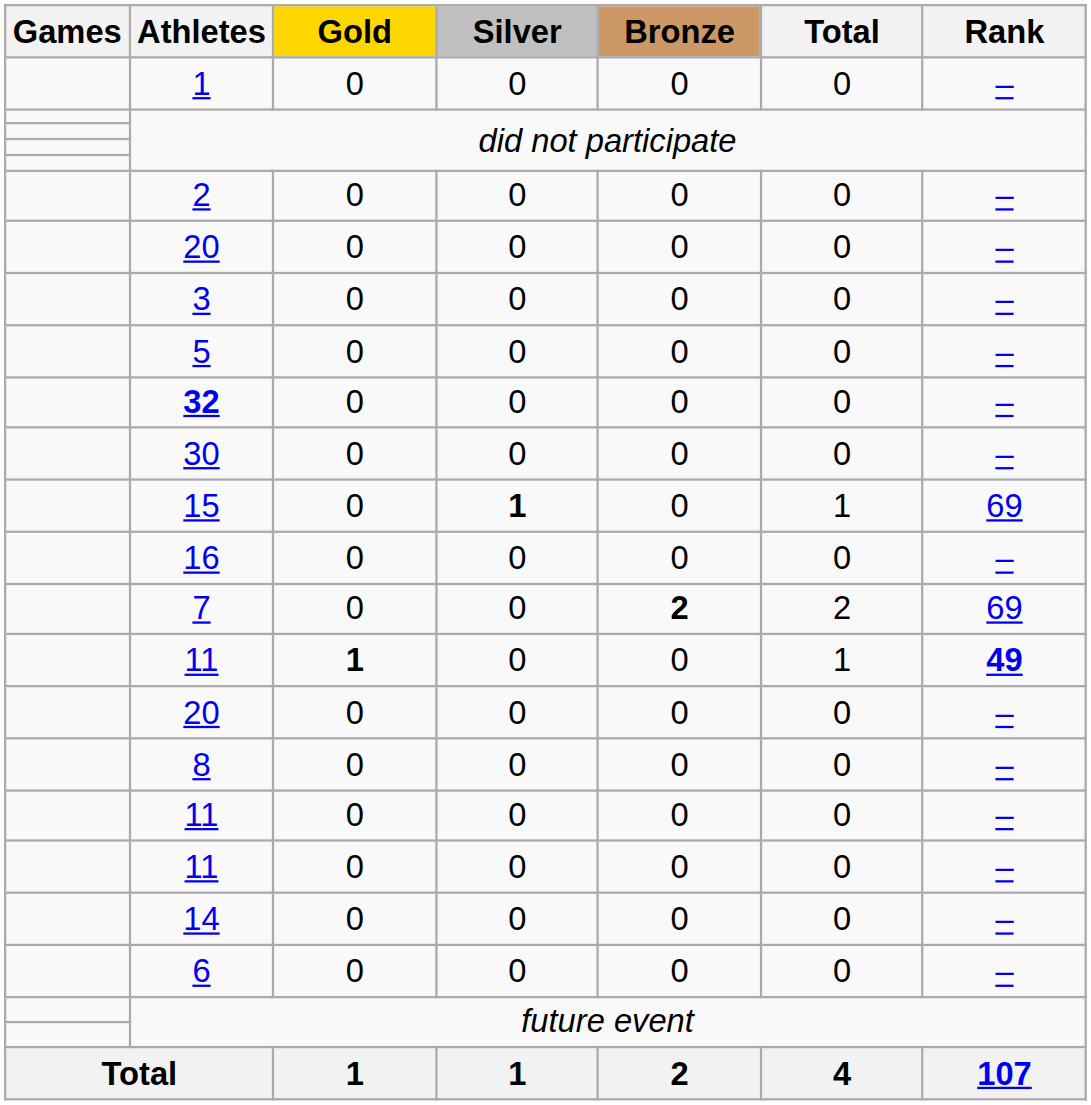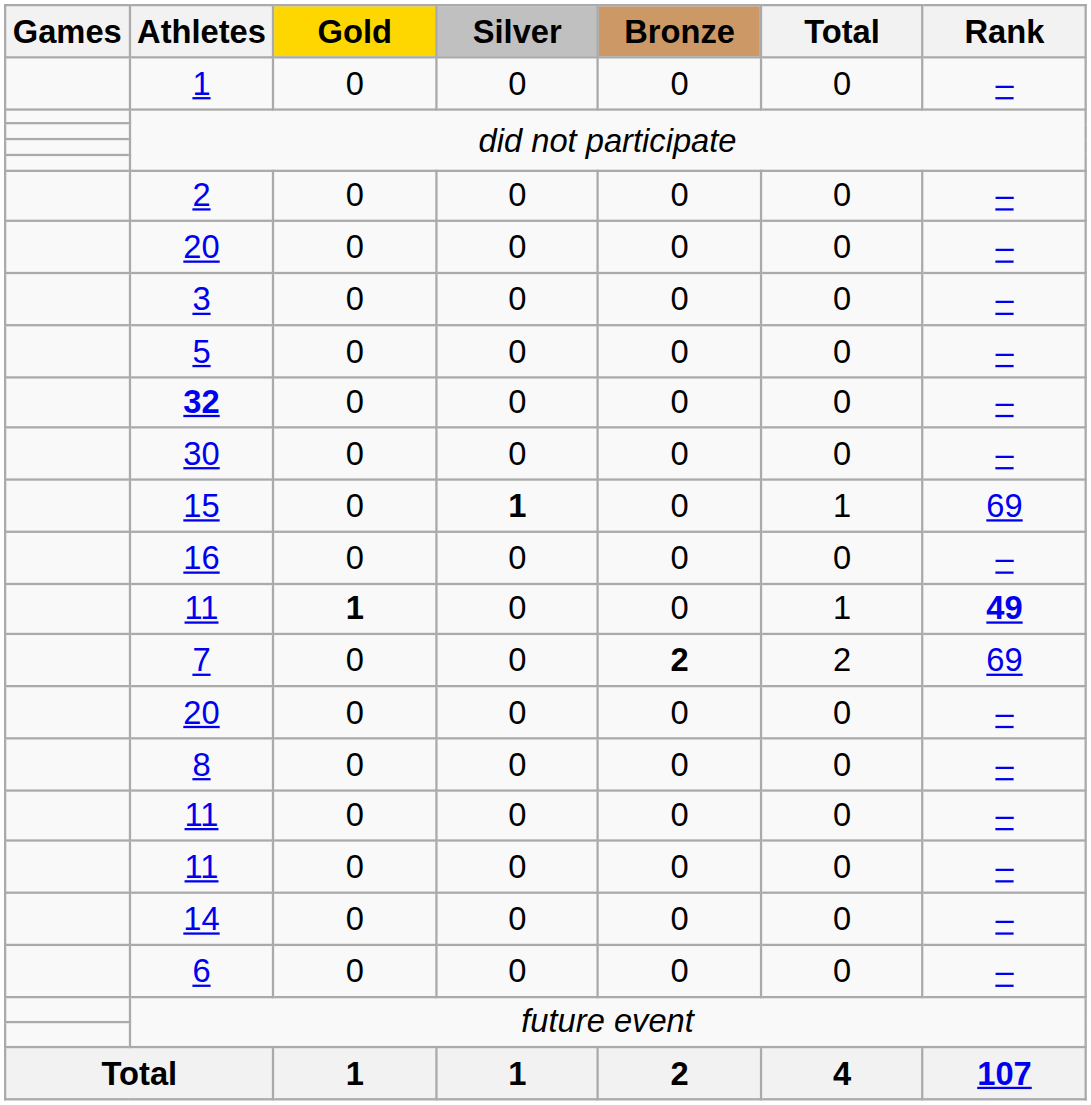rows swapped: (202, 661) <-> (202, 609)
